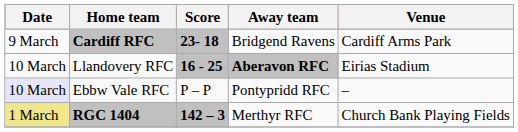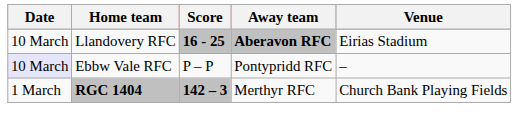- row: (114, 41)
(33, 115) khaki background -> (36, 90) no background
